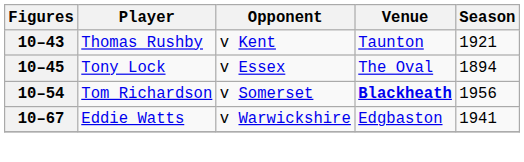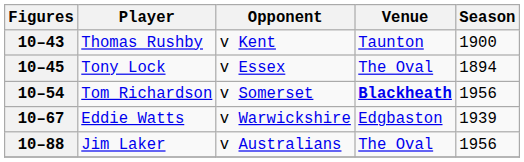(478, 43) 1921 -> (478, 43) 1900
(478, 119) 1941 -> (478, 119) 1939
+ row: (41, 144)
